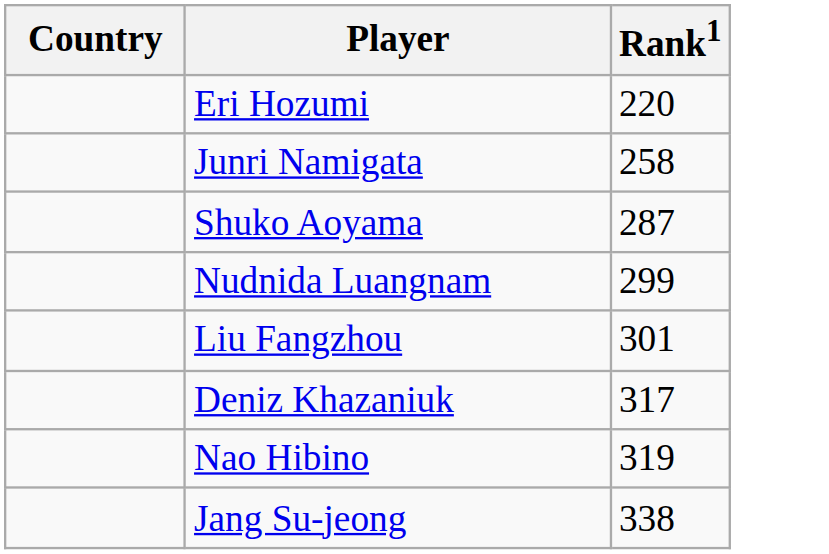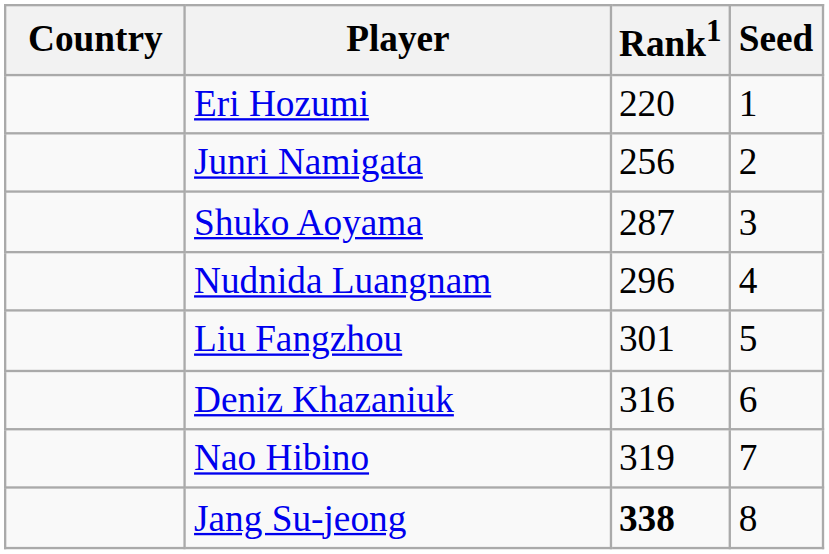+ column: (776, 39)
(647, 162) 258 -> (647, 162) 256
(647, 280) 299 -> (647, 280) 296
(647, 398) 317 -> (647, 398) 316
(647, 517) normal -> (647, 517) bold
